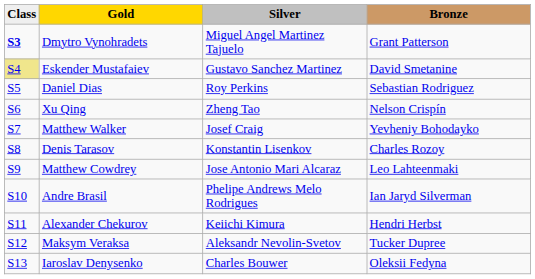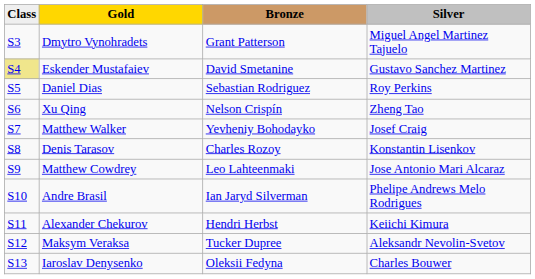columns swapped: (285, 14) <-> (449, 14)
(14, 41) bold -> (14, 41) normal
